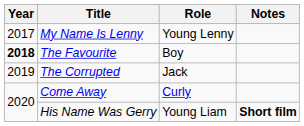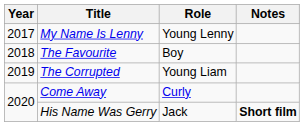(21, 53) bold -> (21, 53) normal
(175, 72) Jack -> (194, 72) Young Liam
(194, 111) Young Liam -> (175, 111) Jack
